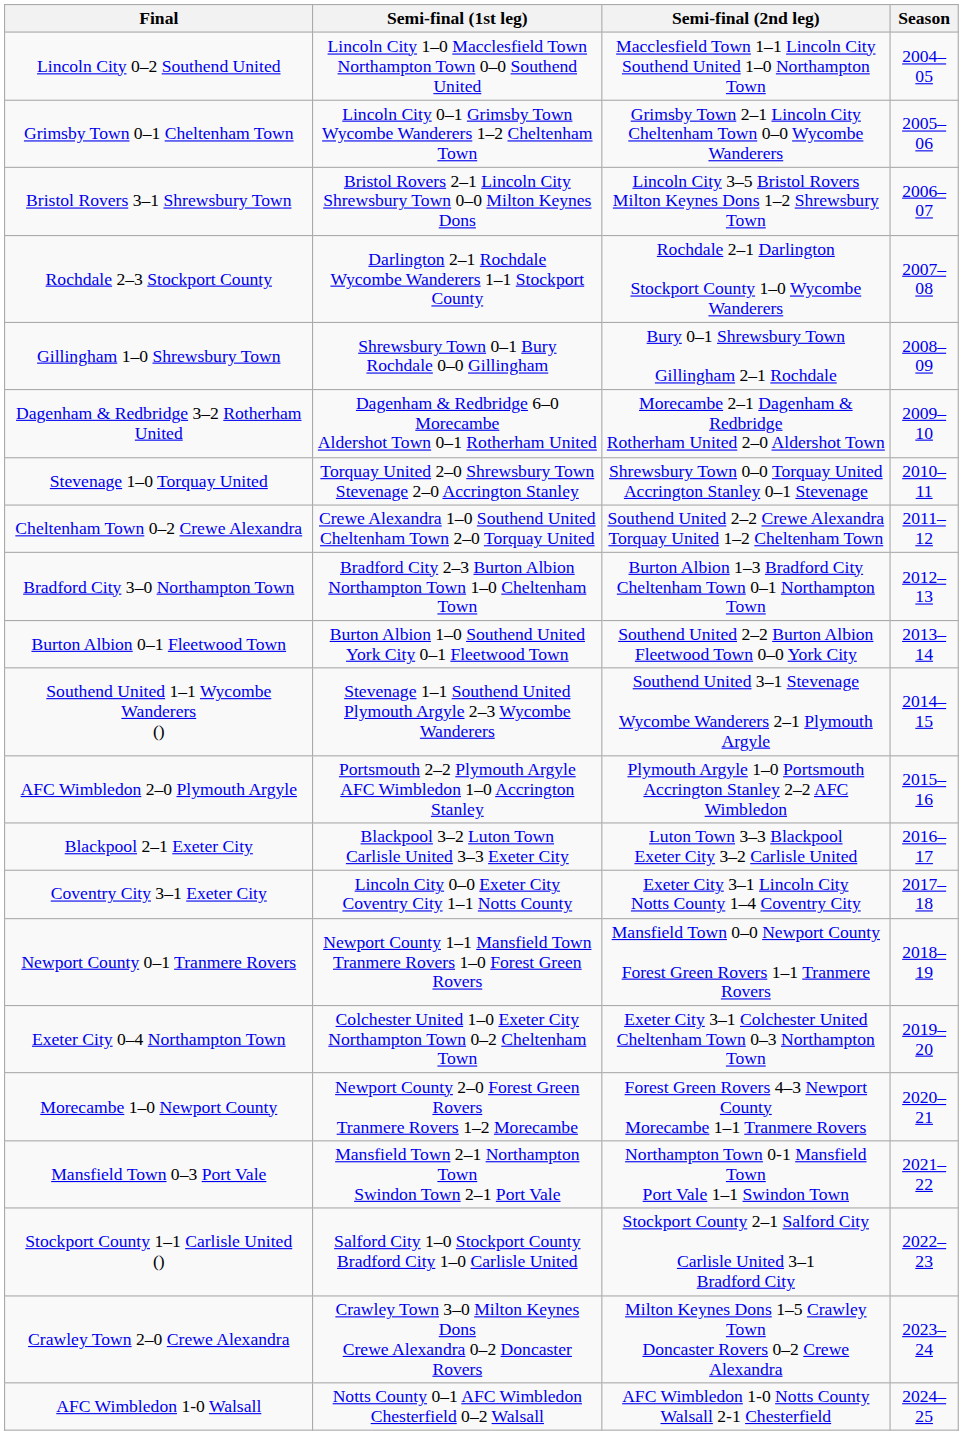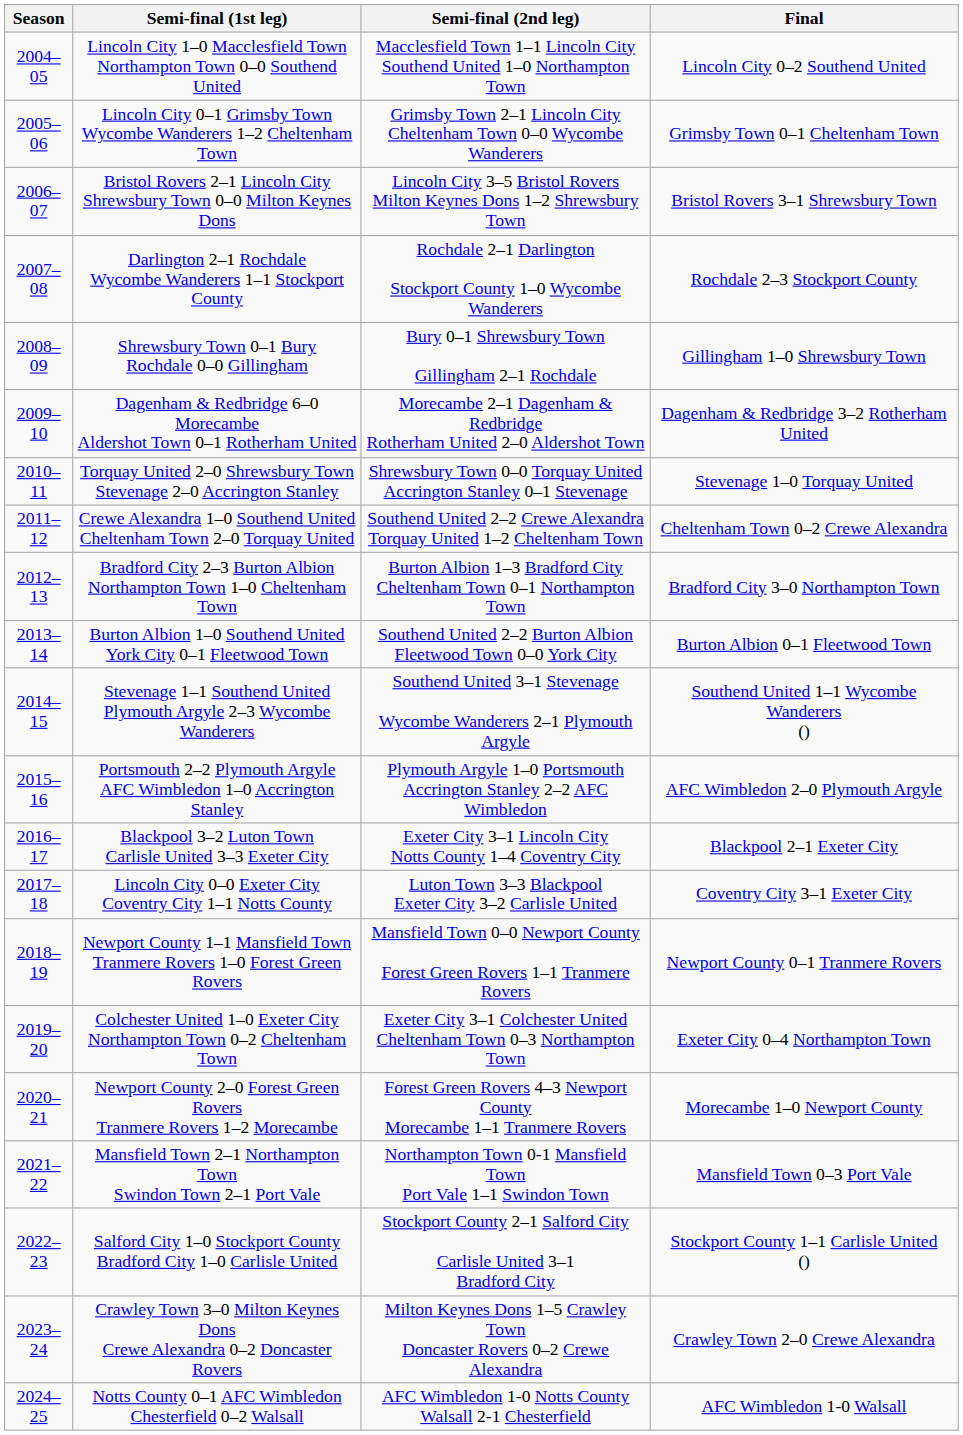columns swapped: (924, 18) <-> (159, 18)
(746, 846) Luton Town 3–3 Blackpool Exeter City 3–2 Carlisle United -> (506, 846) Exeter City 3–1 Lincoln City Notts County 1–4 Coventry City
(746, 894) Exeter City 3–1 Lincoln City Notts County 1–4 Coventry City -> (506, 894) Luton Town 3–3 Blackpool Exeter City 3–2 Carlisle United
